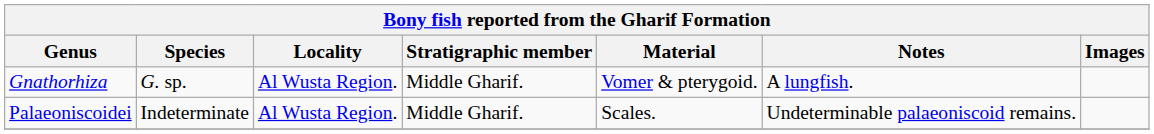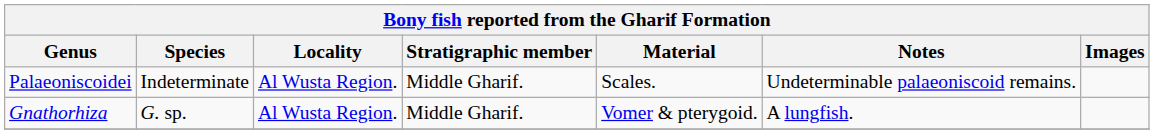rows swapped: (58, 81) <-> (70, 112)
